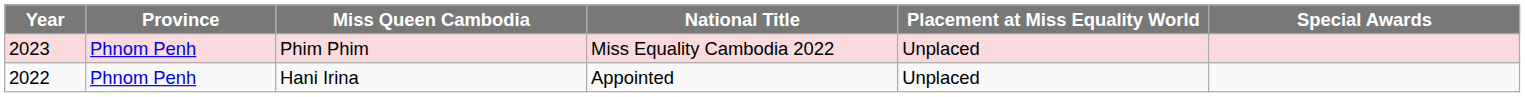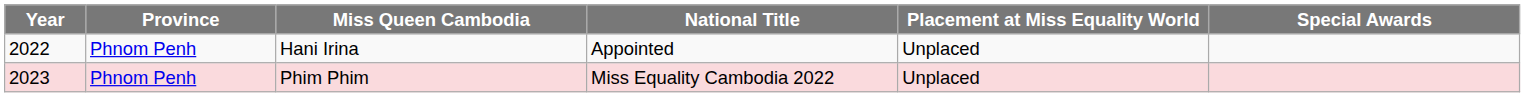rows swapped: (324, 48) <-> (319, 78)
